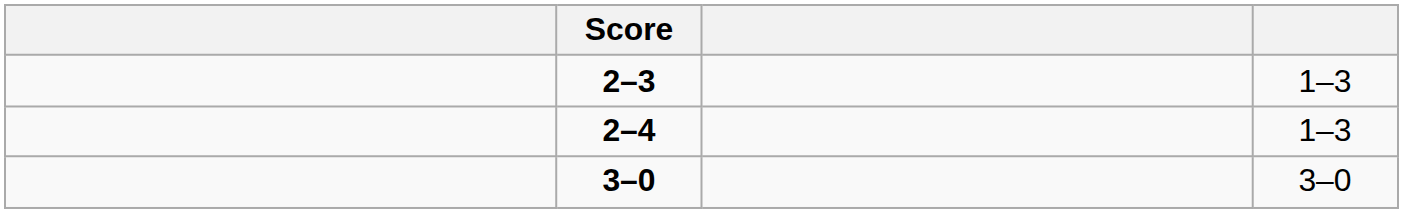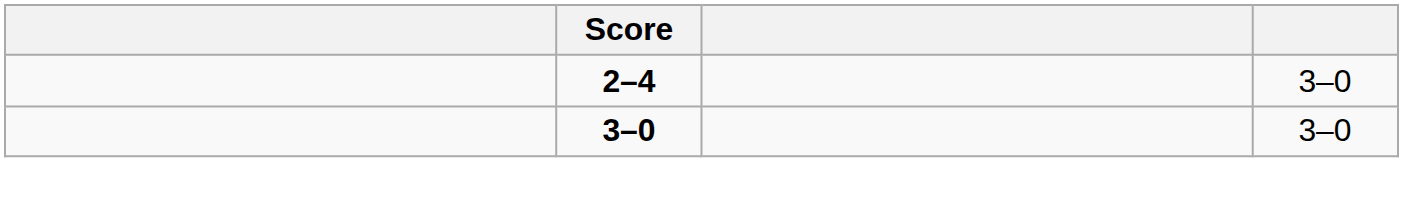- row: (629, 80)
(1325, 130) 1–3 -> (1325, 80) 3–0
